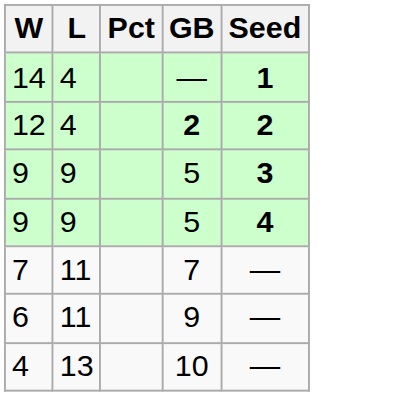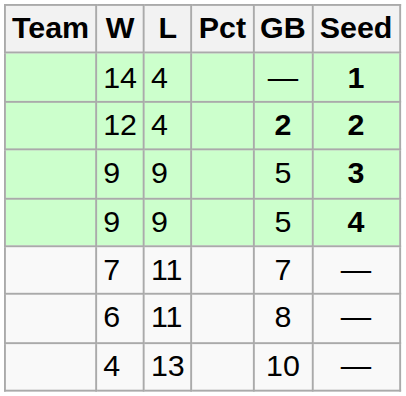+ column: (51, 28)
(192, 317) 9 -> (283, 317) 8
